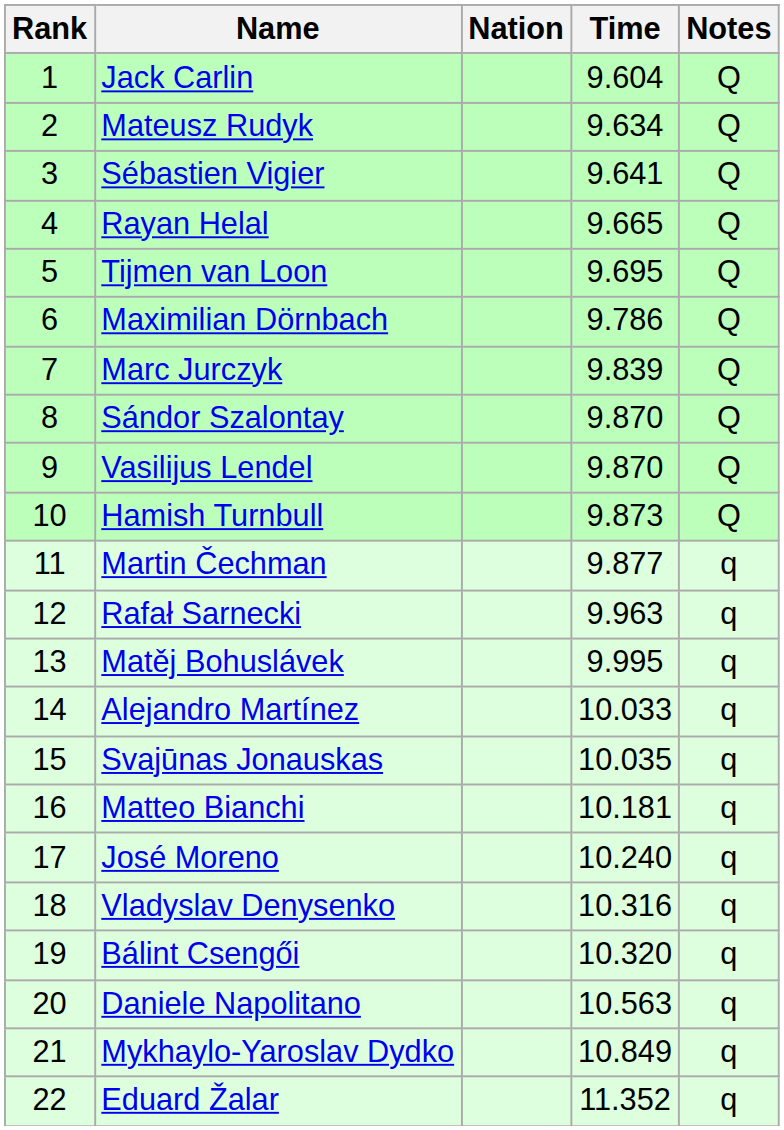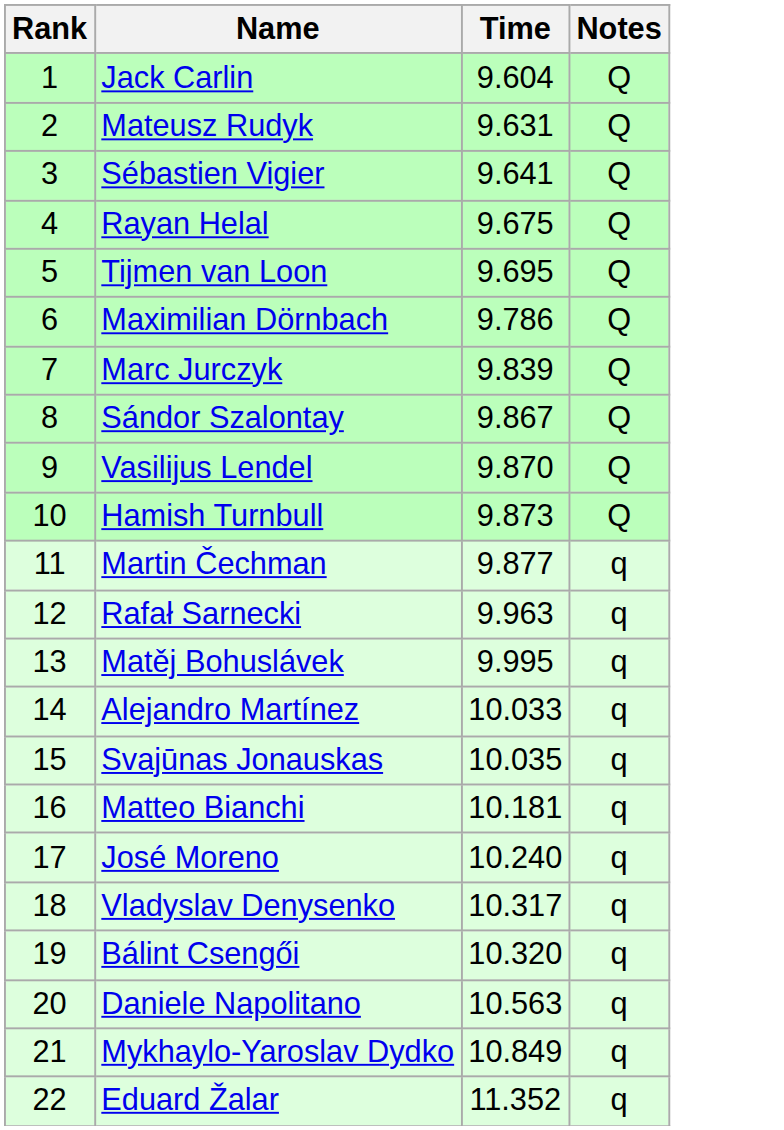- column: (516, 28)
(625, 126) 9.634 -> (515, 126) 9.631
(625, 223) 9.665 -> (515, 223) 9.675
(625, 418) 9.870 -> (515, 418) 9.867
(625, 905) 10.316 -> (515, 905) 10.317
